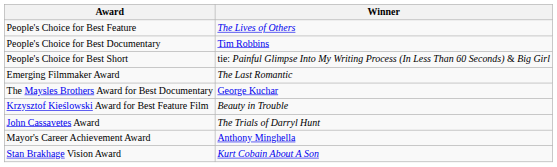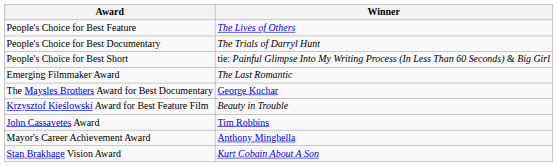(243, 43) Tim Robbins -> (269, 43) The Trials of Darryl Hunt
(269, 122) The Trials of Darryl Hunt -> (243, 122) Tim Robbins
